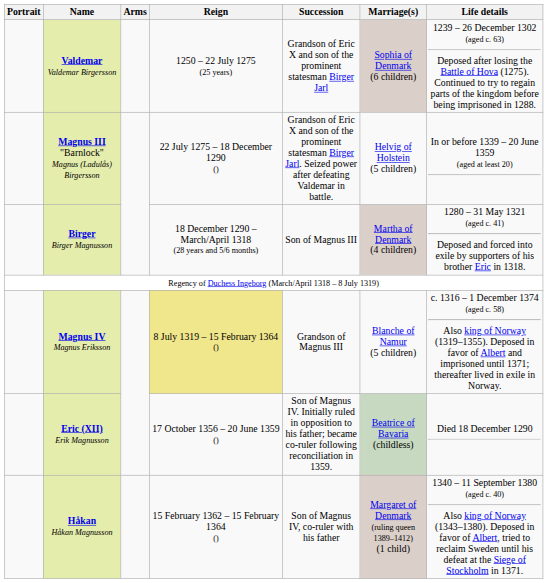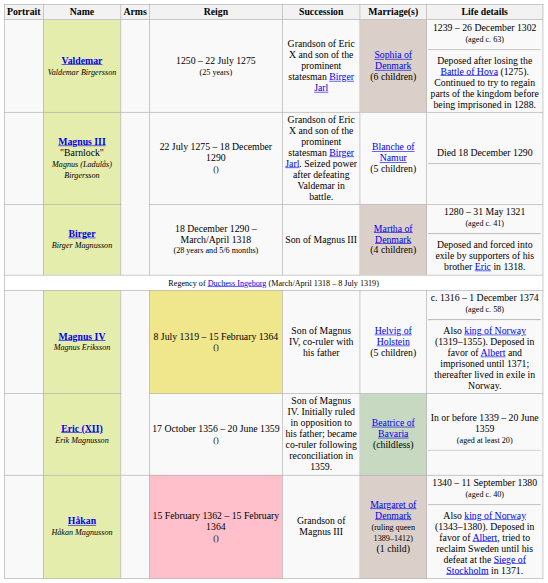(393, 158) Helvig of Holstein (5 children) -> (393, 158) Blanche of Namur (5 children)
(485, 156) In or before 1339 – 20 June 1359 (aged at least 20) -> (485, 156) Died 18 December 1290
(321, 342) Grandson of Magnus III -> (321, 342) Son of Magnus IV, co-ruler with his father
(393, 342) Blanche of Namur (5 children) -> (393, 342) Helvig of Holstein (5 children)
(485, 432) Died 18 December 1290 -> (485, 432) In or before 1339 – 20 June 1359 (aged at least 20)
(216, 526) no background -> (216, 526) pink background
(321, 526) Son of Magnus IV, co-ruler with his father -> (321, 526) Grandson of Magnus III
